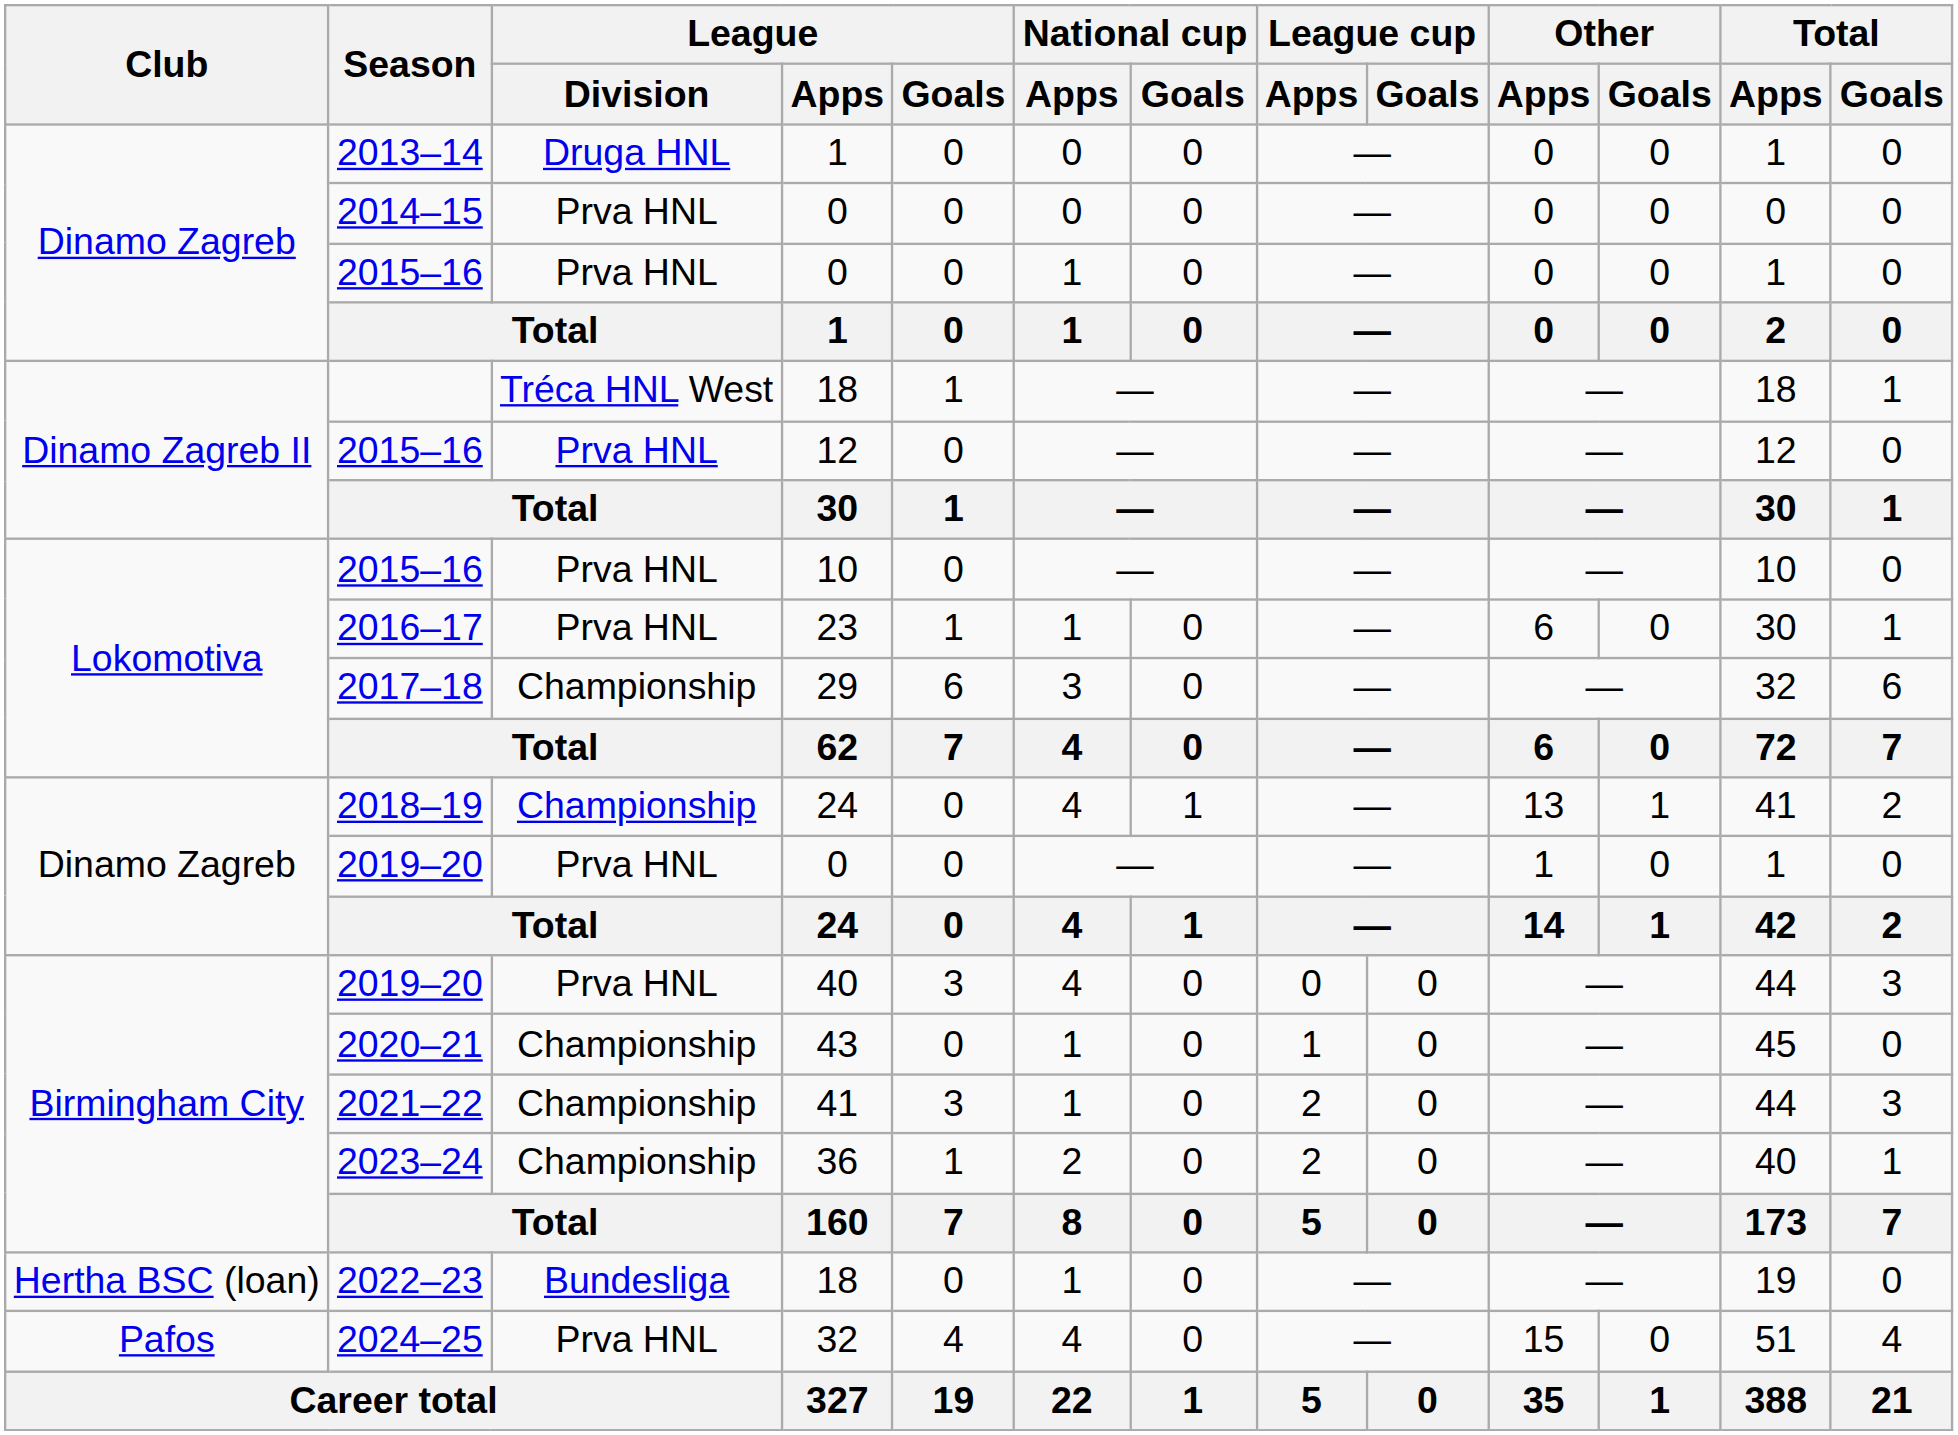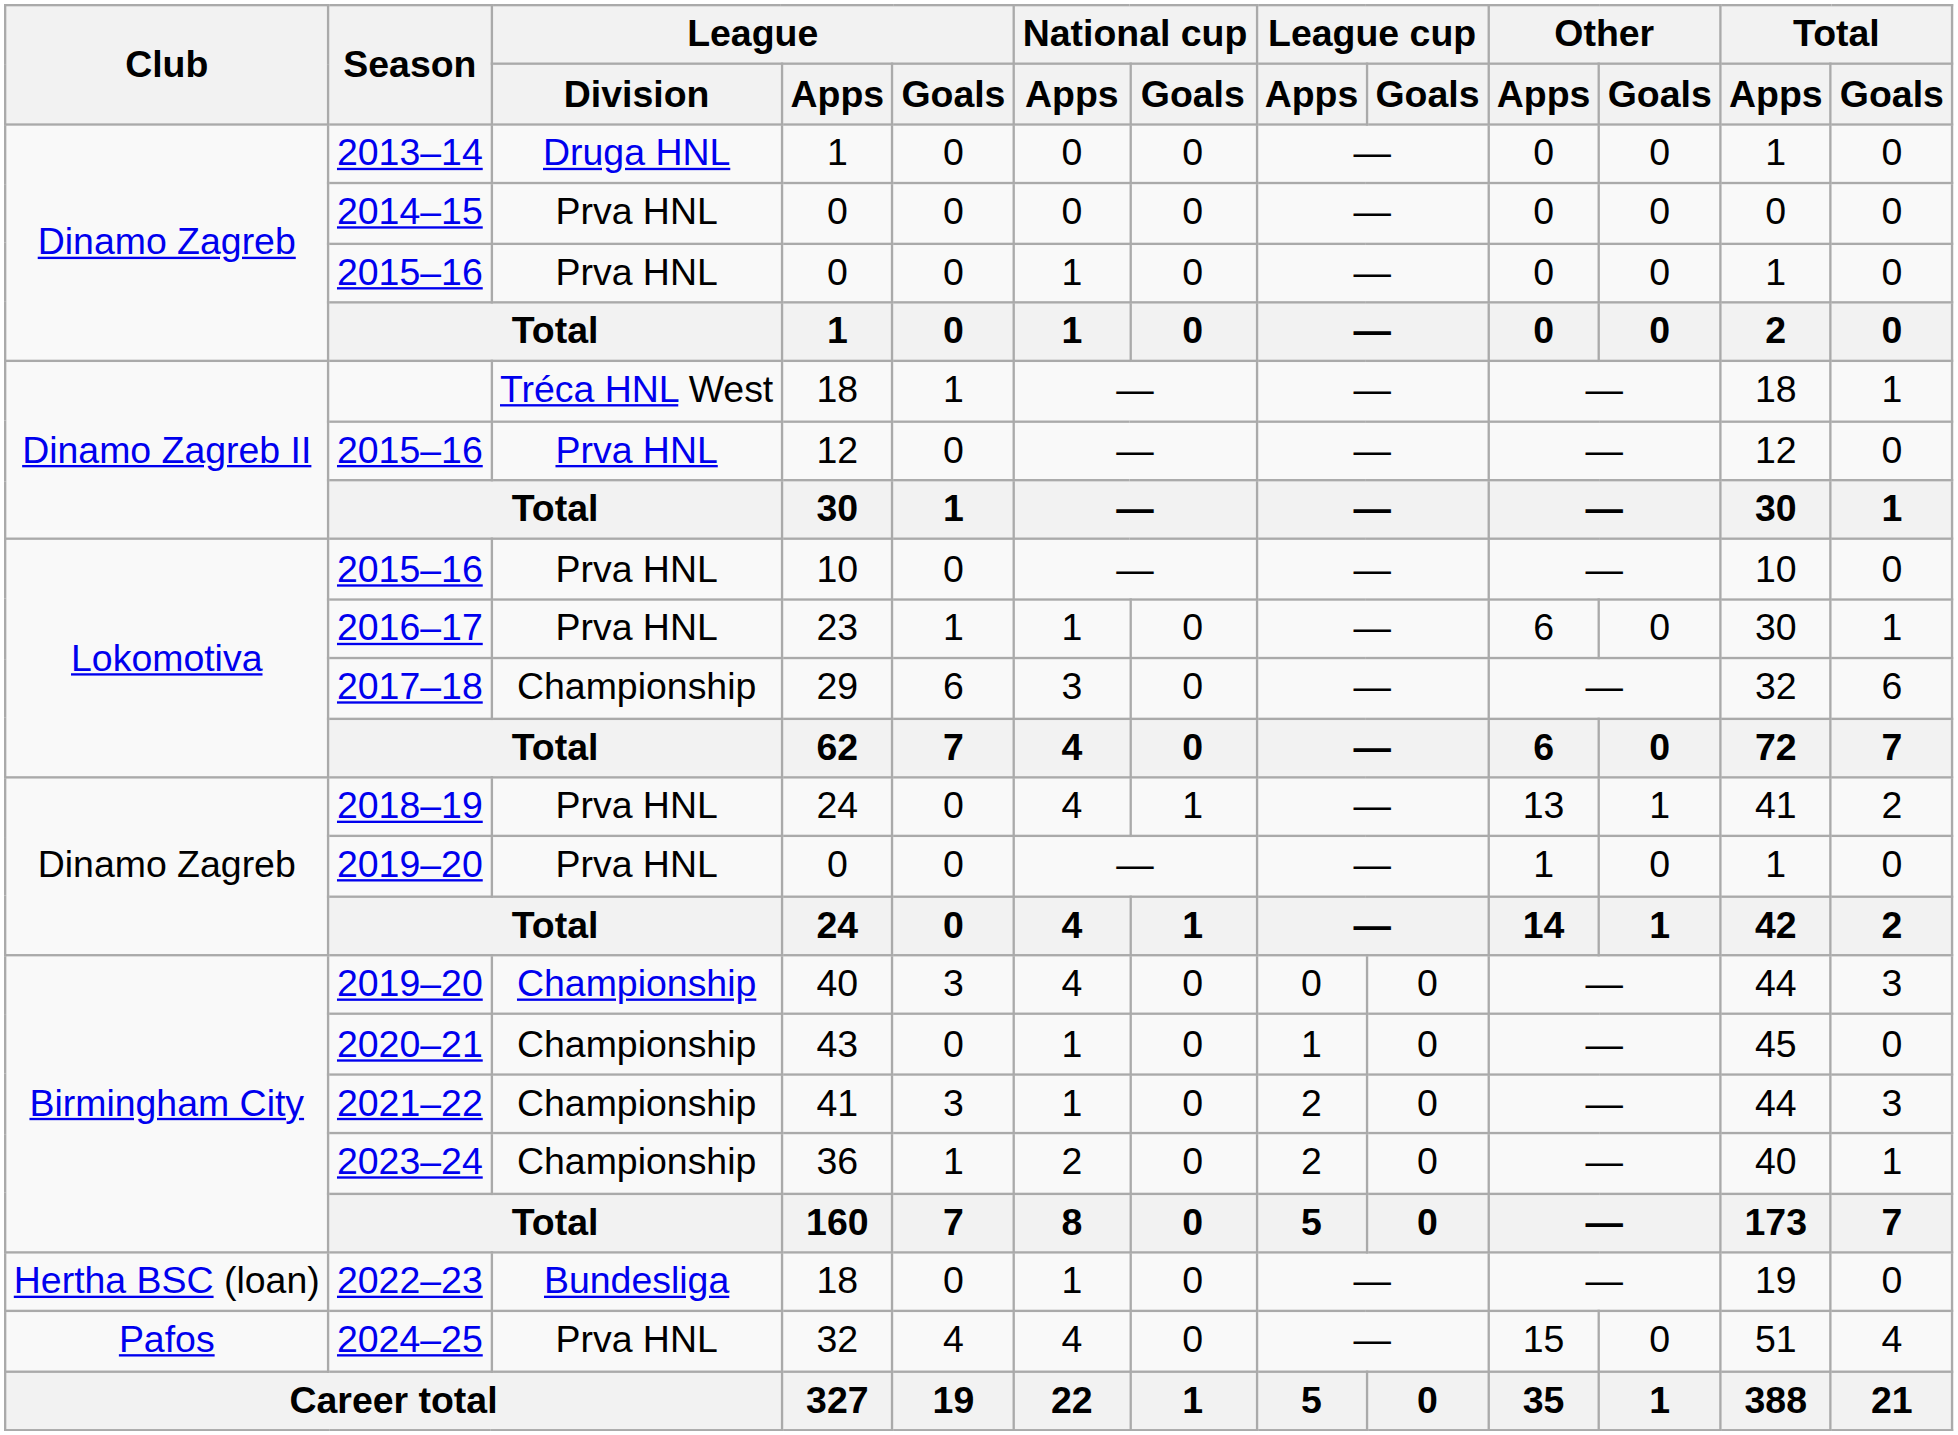(637, 806) Championship -> (637, 806) Prva HNL
(637, 984) Prva HNL -> (637, 984) Championship
